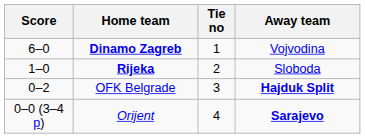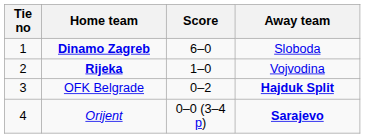columns swapped: (216, 21) <-> (39, 21)
(297, 48) Vojvodina -> (297, 48) Sloboda
(297, 68) Sloboda -> (297, 68) Vojvodina
